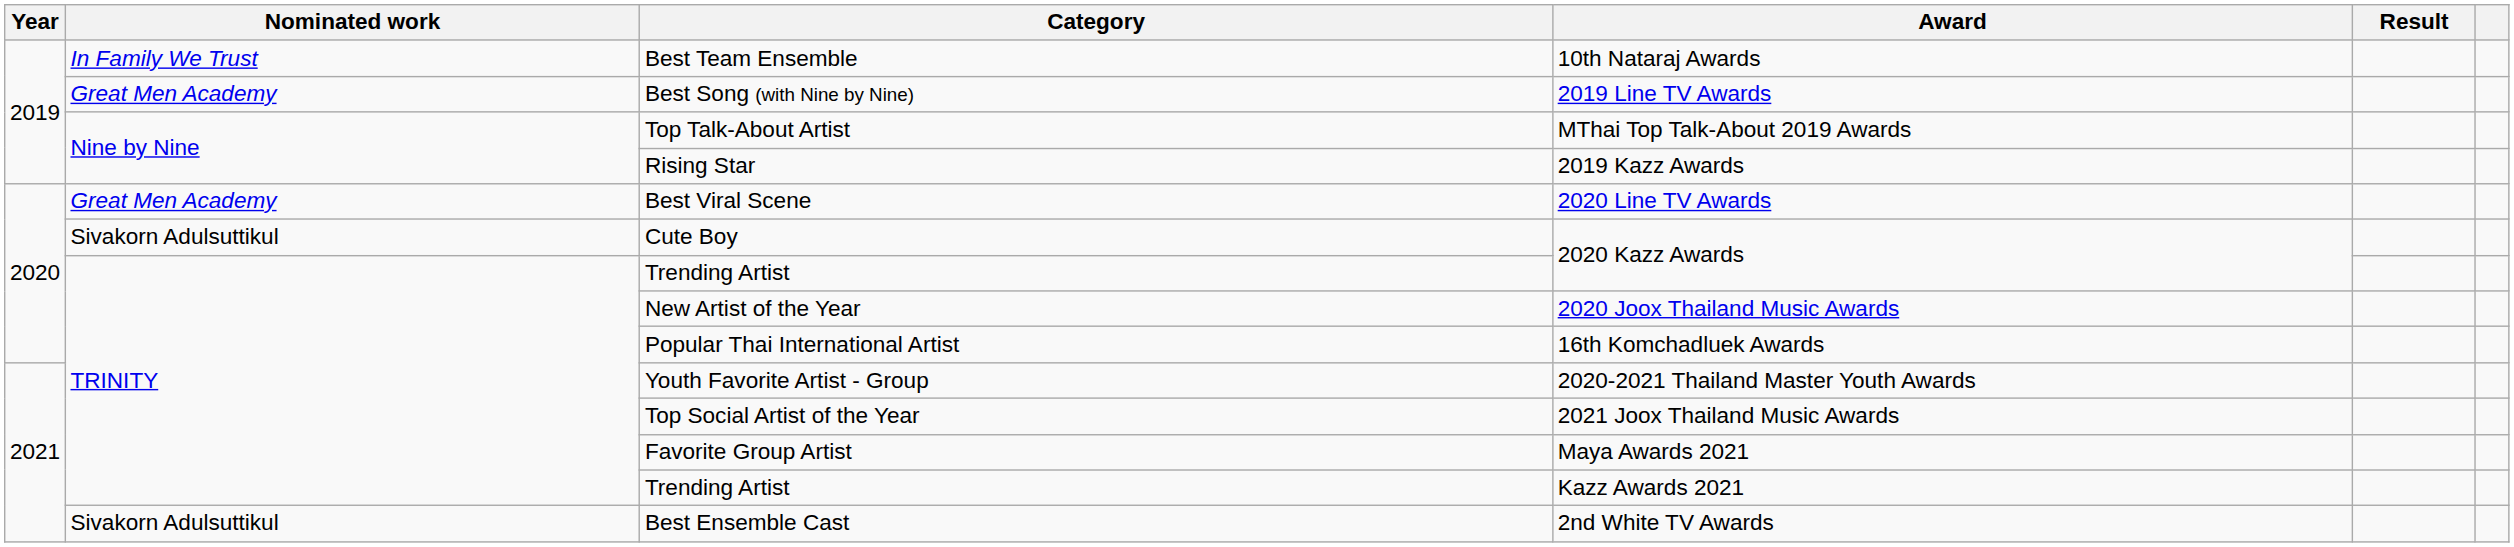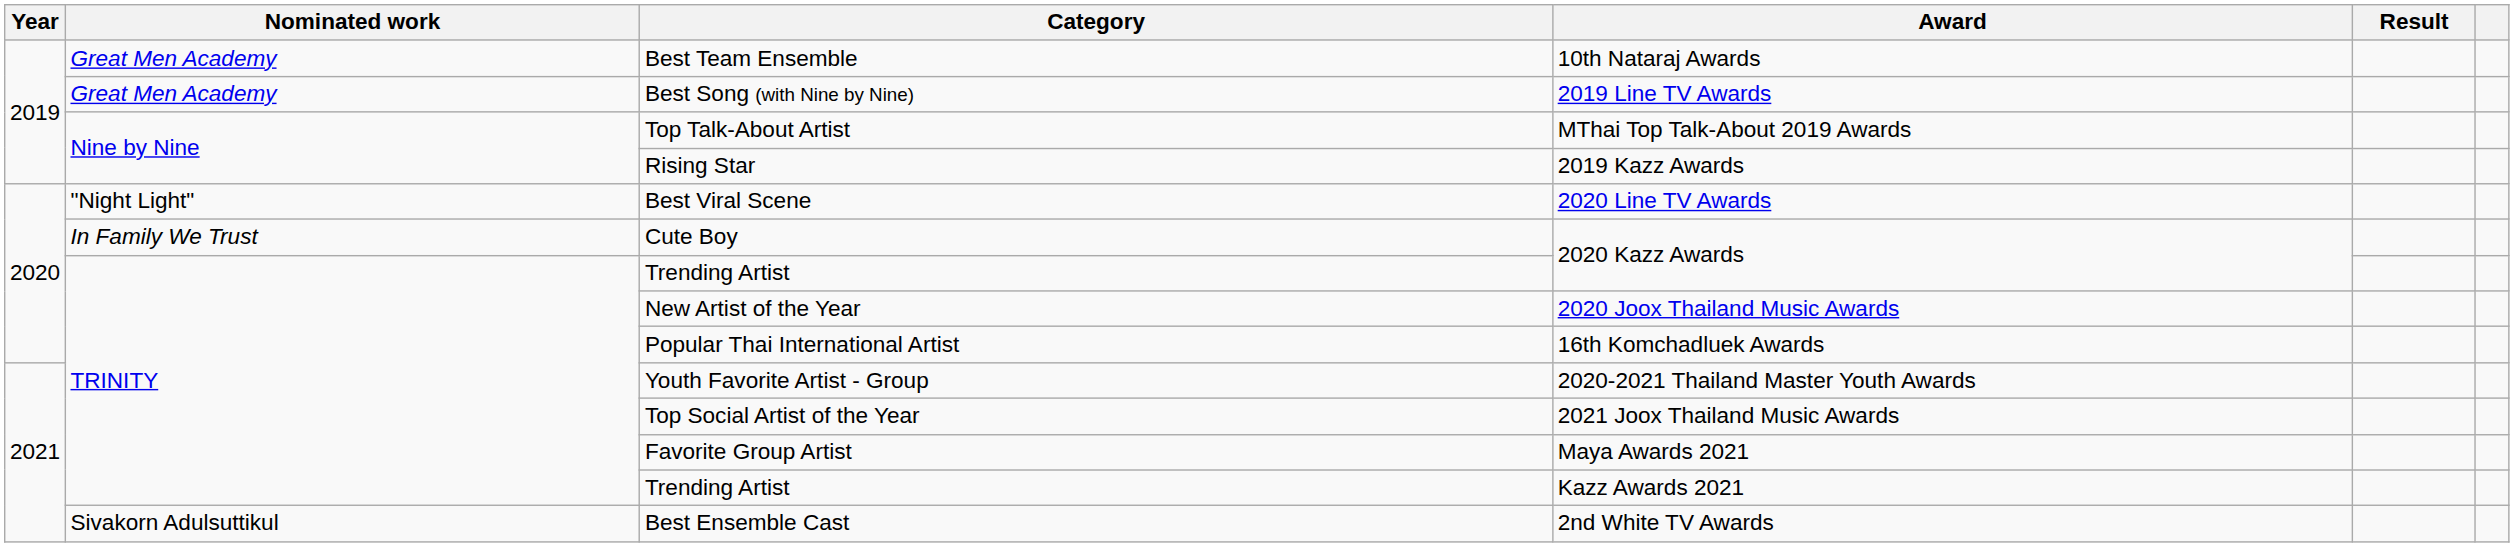(164, 58) In Family We Trust -> (174, 58) Great Men Academy
(174, 201) Great Men Academy -> (132, 201) "Night Light"
(175, 237) Sivakorn Adulsuttikul -> (164, 237) In Family We Trust
